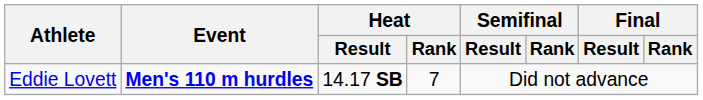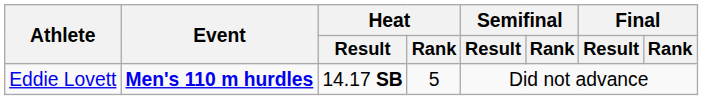(434, 80) 7 -> (434, 80) 5
